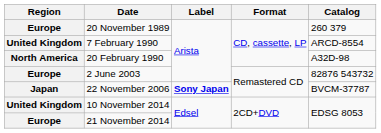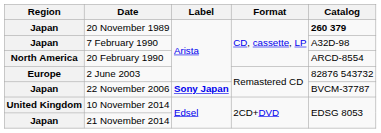(44, 27) Europe -> (44, 27) Japan
(329, 27) normal -> (329, 27) bold
(44, 43) United Kingdom -> (44, 43) Japan
(337, 43) ARCD-8554 -> (330, 43) A32D-98
(330, 58) A32D-98 -> (337, 58) ARCD-8554
(44, 120) Europe -> (44, 120) Japan
